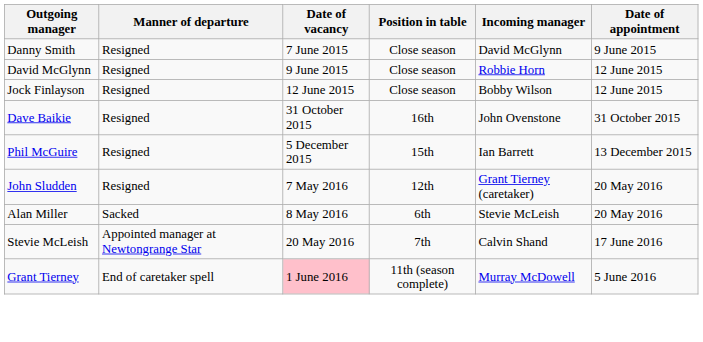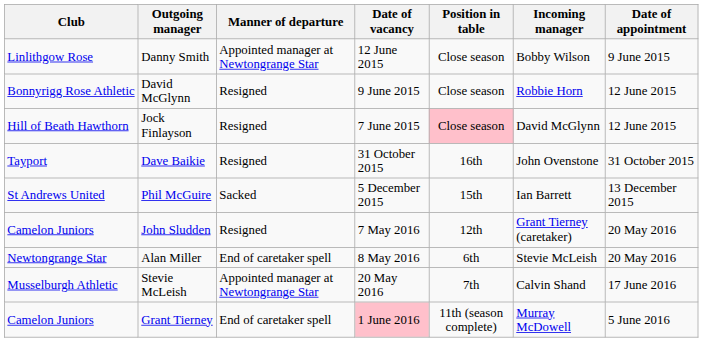+ column: (71, 21)
(126, 49) Resigned -> (276, 56) Appointed manager at Newtongrange Star
(317, 49) 7 June 2015 -> (378, 56) 12 June 2015
(520, 49) David McGlynn -> (553, 56) Bobby Wilson
(320, 89) 12 June 2015 -> (389, 125) 7 June 2015
(422, 89) no background -> (471, 125) pink background
(515, 89) Bobby Wilson -> (558, 125) David McGlynn
(126, 152) Resigned -> (238, 195) Sacked
(121, 214) Sacked -> (275, 257) End of caretaker spell
